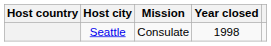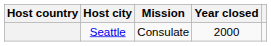(227, 31) 1998 -> (227, 31) 2000
